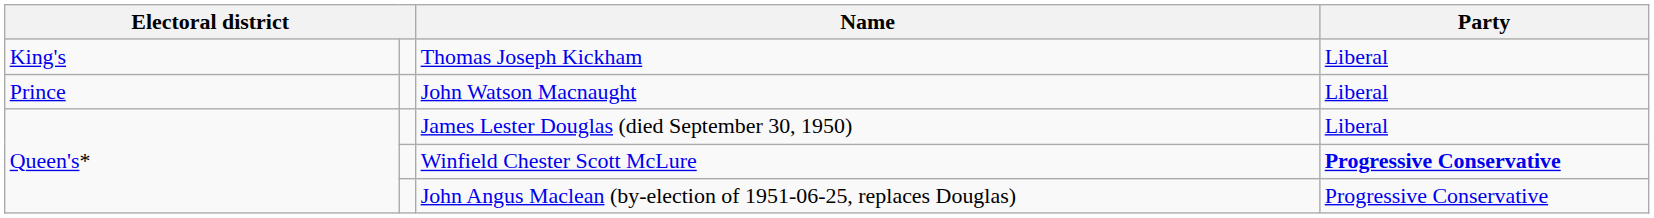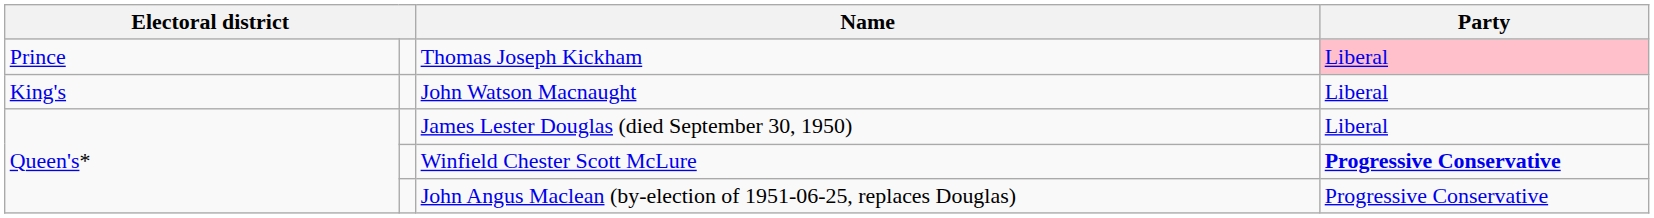(38, 56) King's -> (38, 56) Prince
(1356, 56) no background -> (1356, 56) pink background
(38, 91) Prince -> (38, 91) King's
